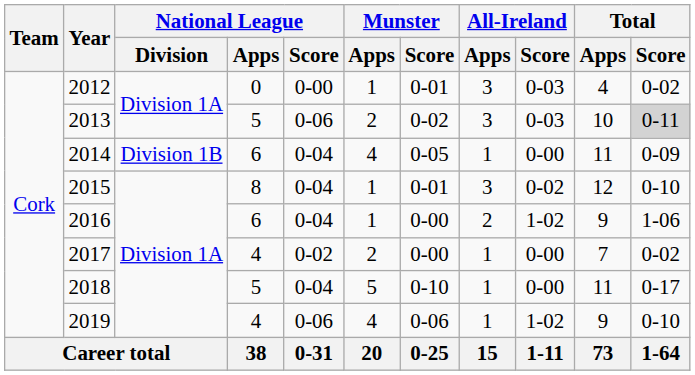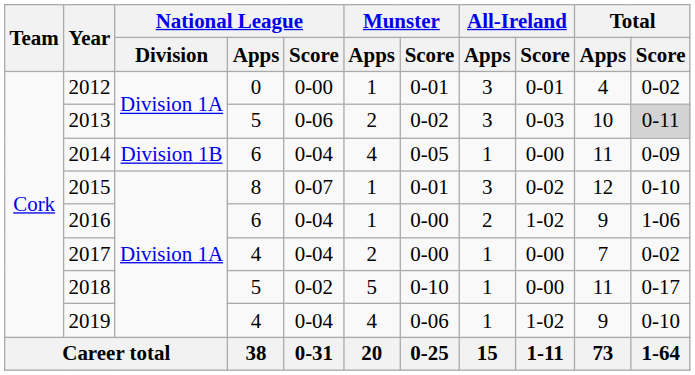(545, 87) 0-03 -> (545, 87) 0-01
(314, 187) 0-04 -> (314, 187) 0-07
(314, 253) 0-02 -> (314, 253) 0-04
(314, 287) 0-04 -> (314, 287) 0-02
(314, 320) 0-06 -> (314, 320) 0-04
